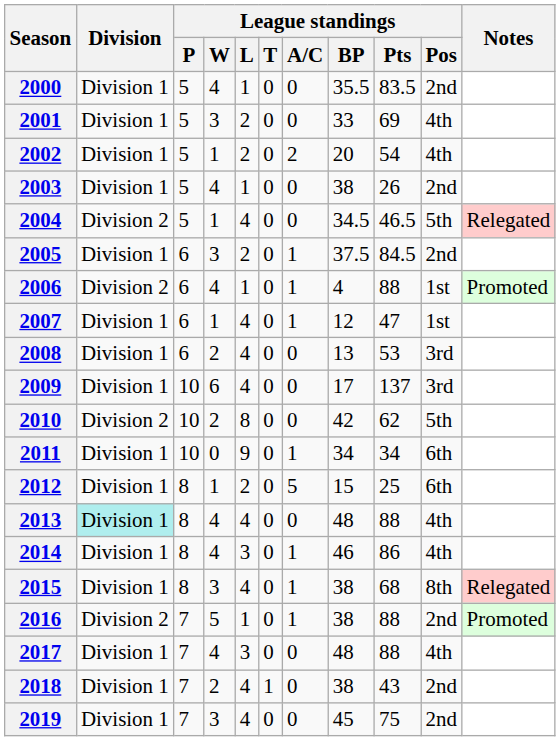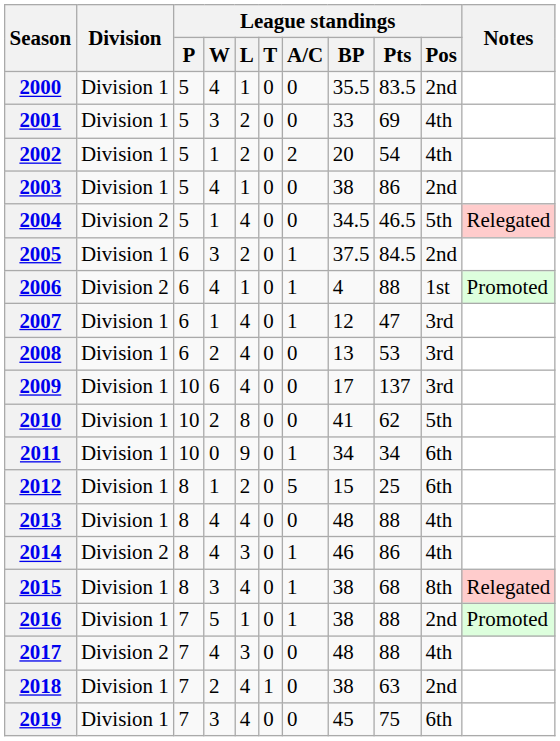(390, 187) 26 -> (390, 187) 86
(438, 320) 1st -> (439, 320) 3rd
(125, 420) Division 2 -> (125, 420) Division 1
(343, 420) 42 -> (343, 420) 41
(125, 519) paleturquoise background -> (125, 519) no background
(125, 552) Division 1 -> (125, 552) Division 2
(125, 619) Division 2 -> (125, 619) Division 1
(125, 652) Division 1 -> (125, 652) Division 2
(390, 685) 43 -> (390, 685) 63
(441, 719) 2nd -> (439, 719) 6th
